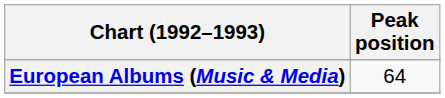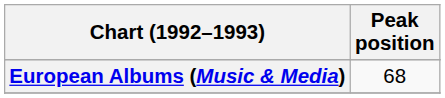(395, 76) 64 -> (395, 76) 68
